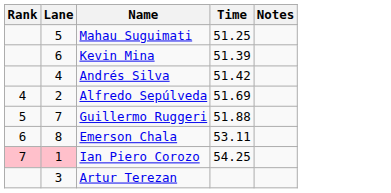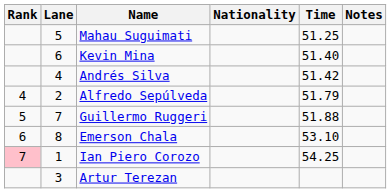+ column: (254, 15)
(232, 55) 51.39 -> (321, 55) 51.40
(232, 96) 51.69 -> (321, 96) 51.79
(232, 137) 53.11 -> (321, 137) 53.10
(58, 157) pink background -> (58, 157) no background
